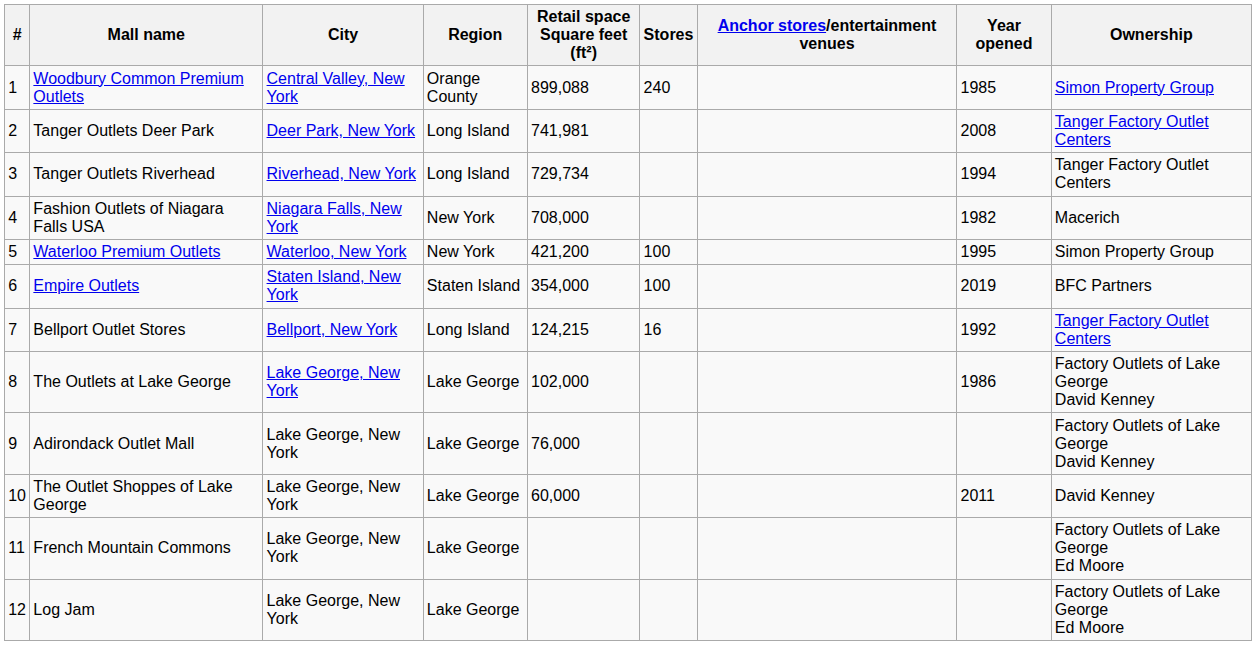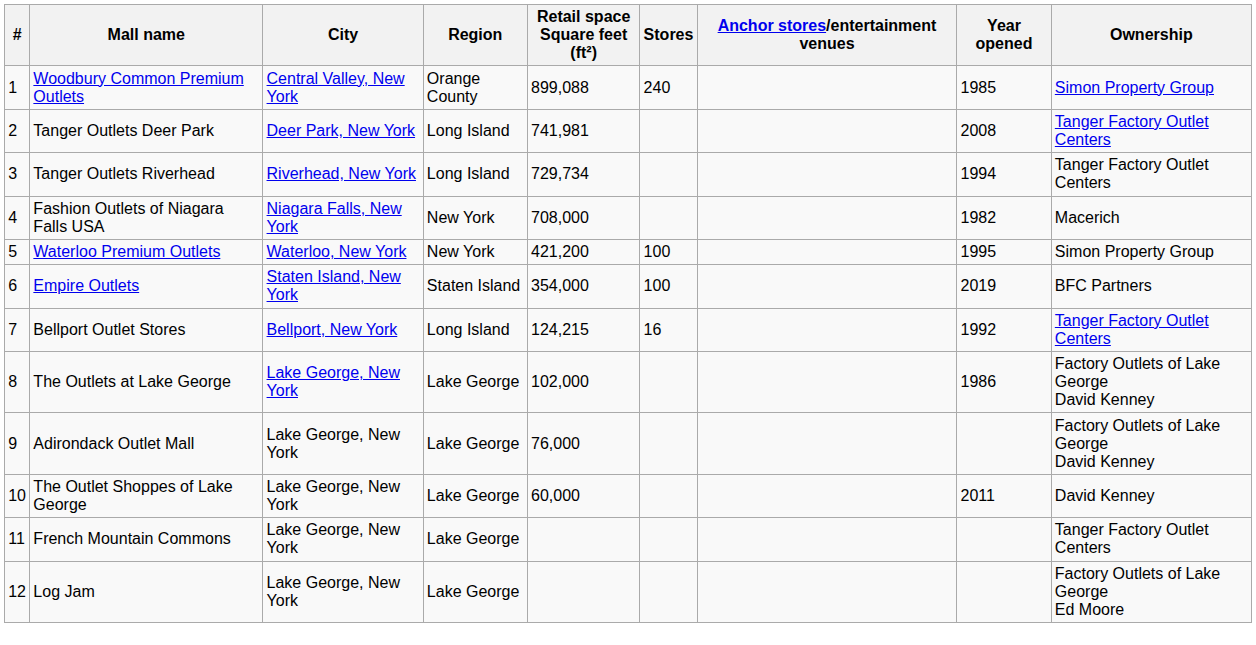(1138, 548) Factory Outlets of Lake George Ed Moore -> (1132, 539) Tanger Factory Outlet Centers
